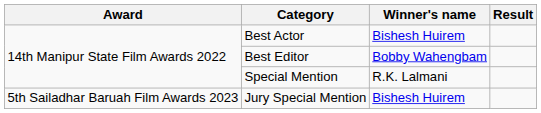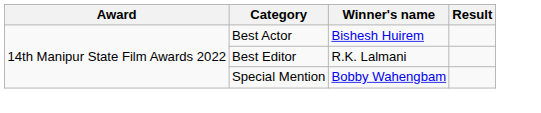(430, 56) Bobby Wahengbam -> (369, 56) R.K. Lalmani
(410, 77) R.K. Lalmani -> (389, 77) Bobby Wahengbam
- row: (305, 98)
